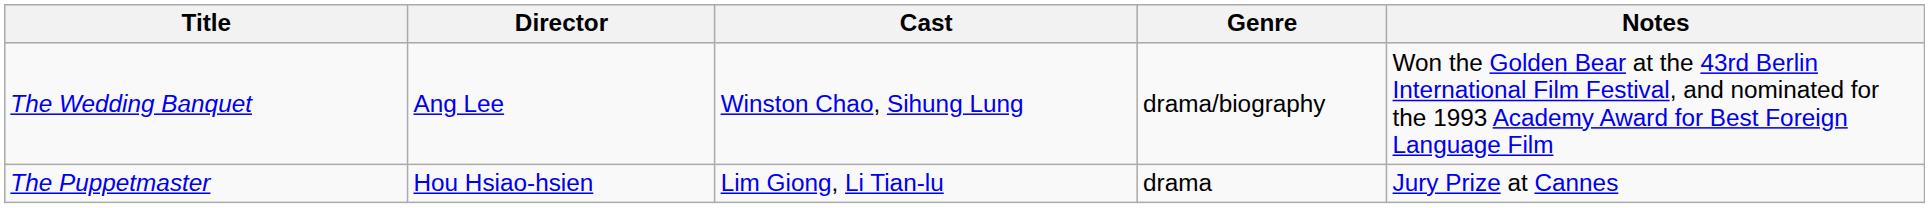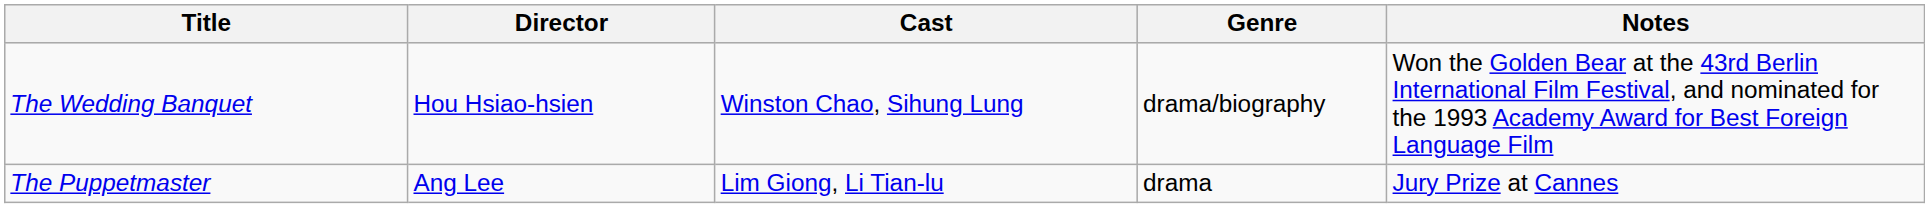(459, 103) Ang Lee -> (503, 103) Hou Hsiao-hsien
(503, 183) Hou Hsiao-hsien -> (459, 183) Ang Lee
